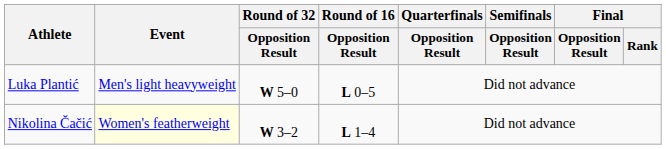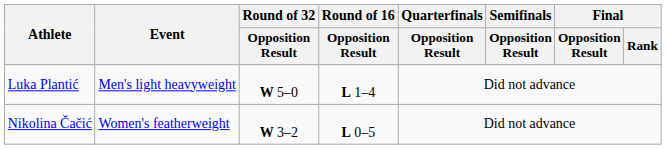(358, 93) L 0–5 -> (358, 93) L 1–4
(164, 124) lightyellow background -> (164, 124) no background
(358, 132) L 1–4 -> (358, 132) L 0–5
